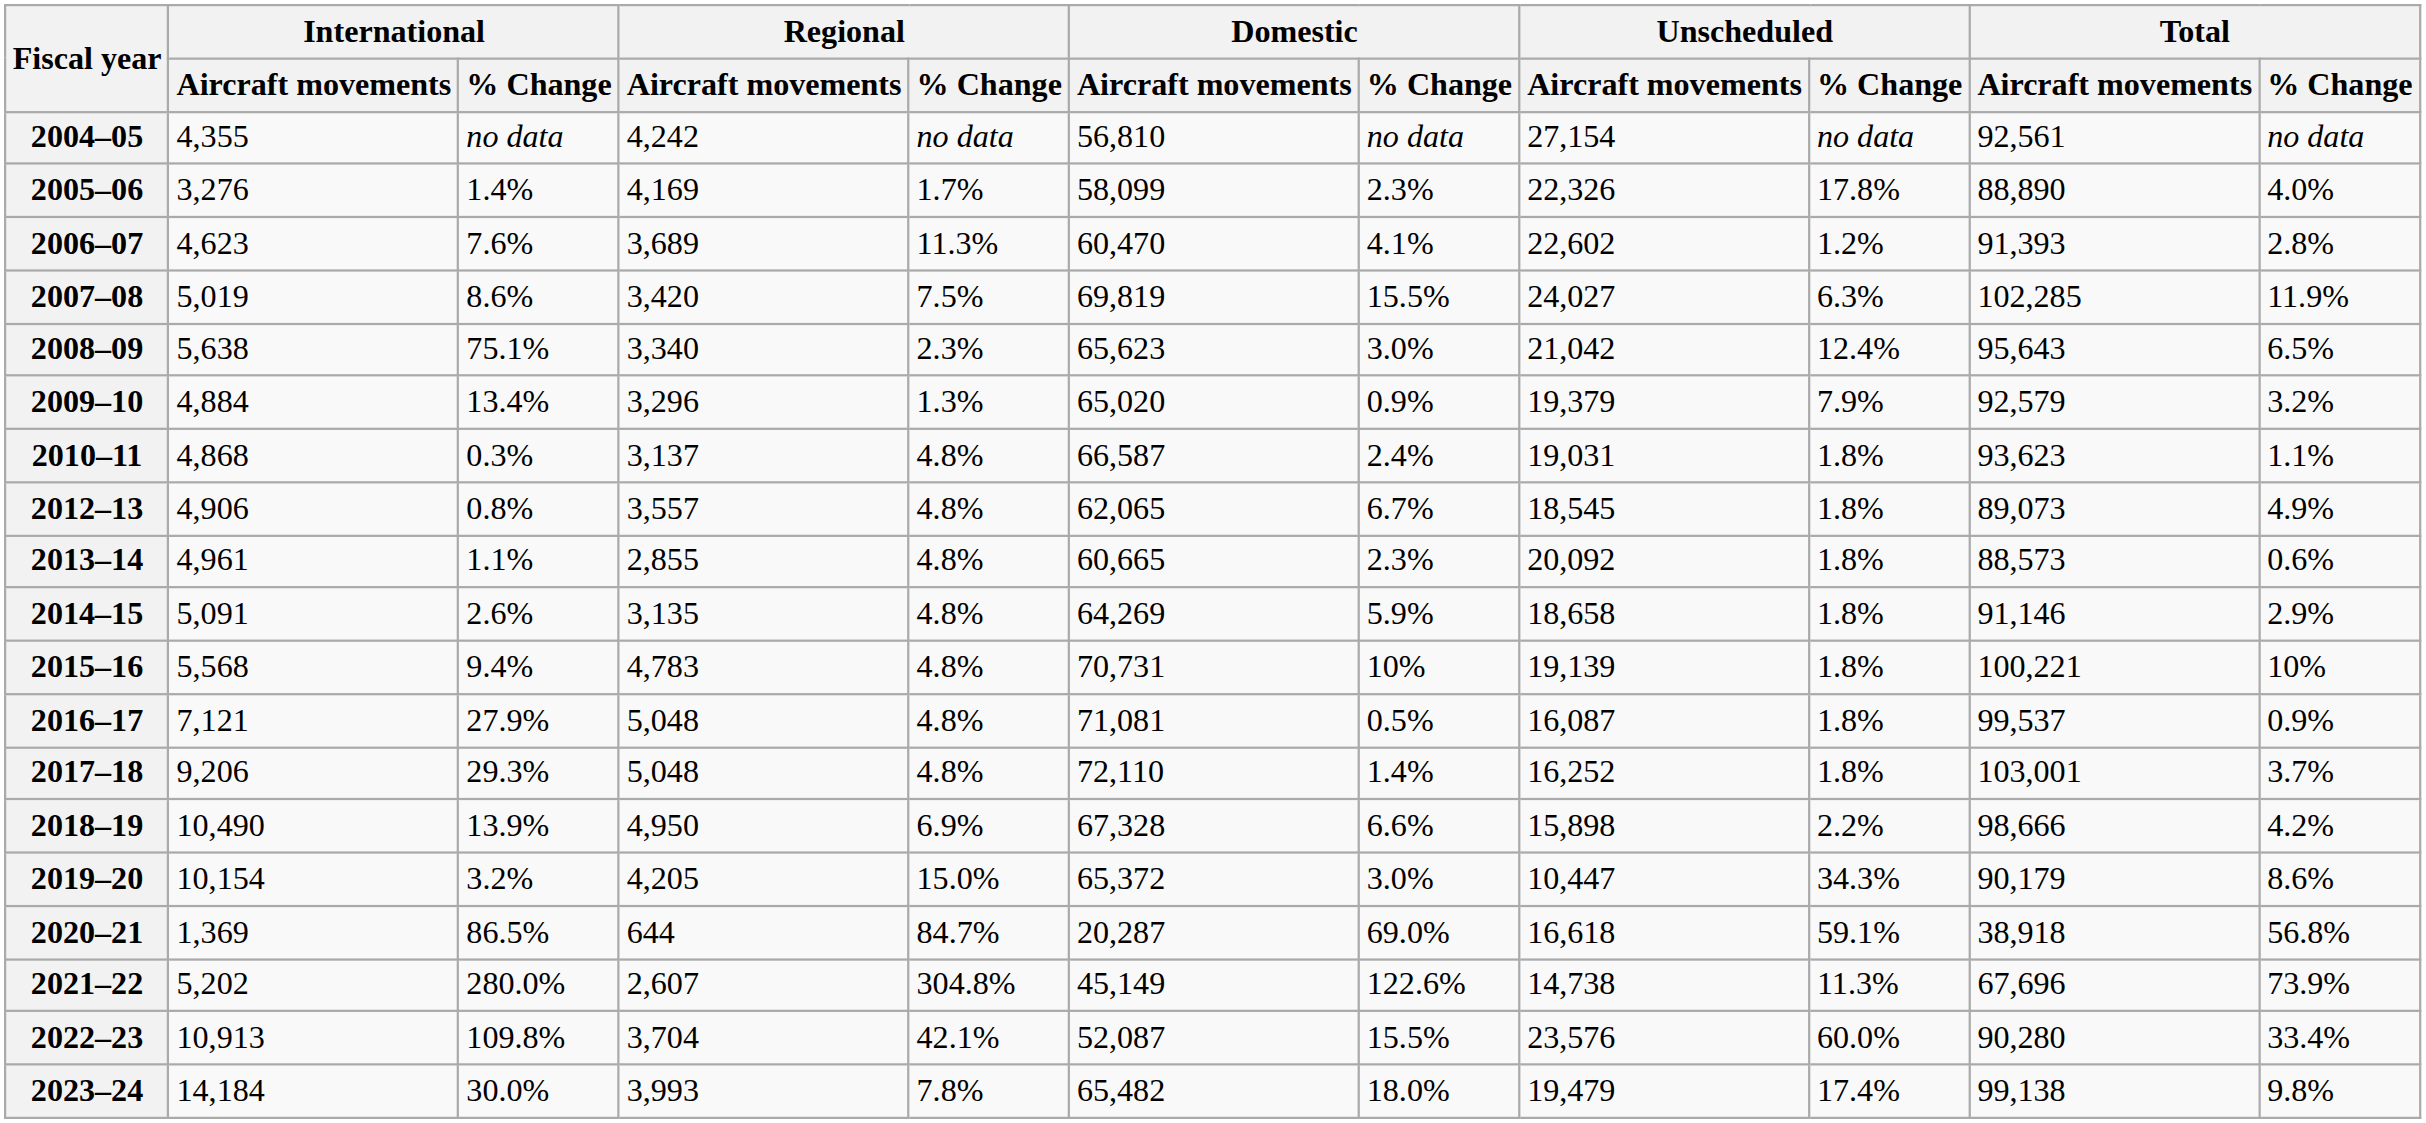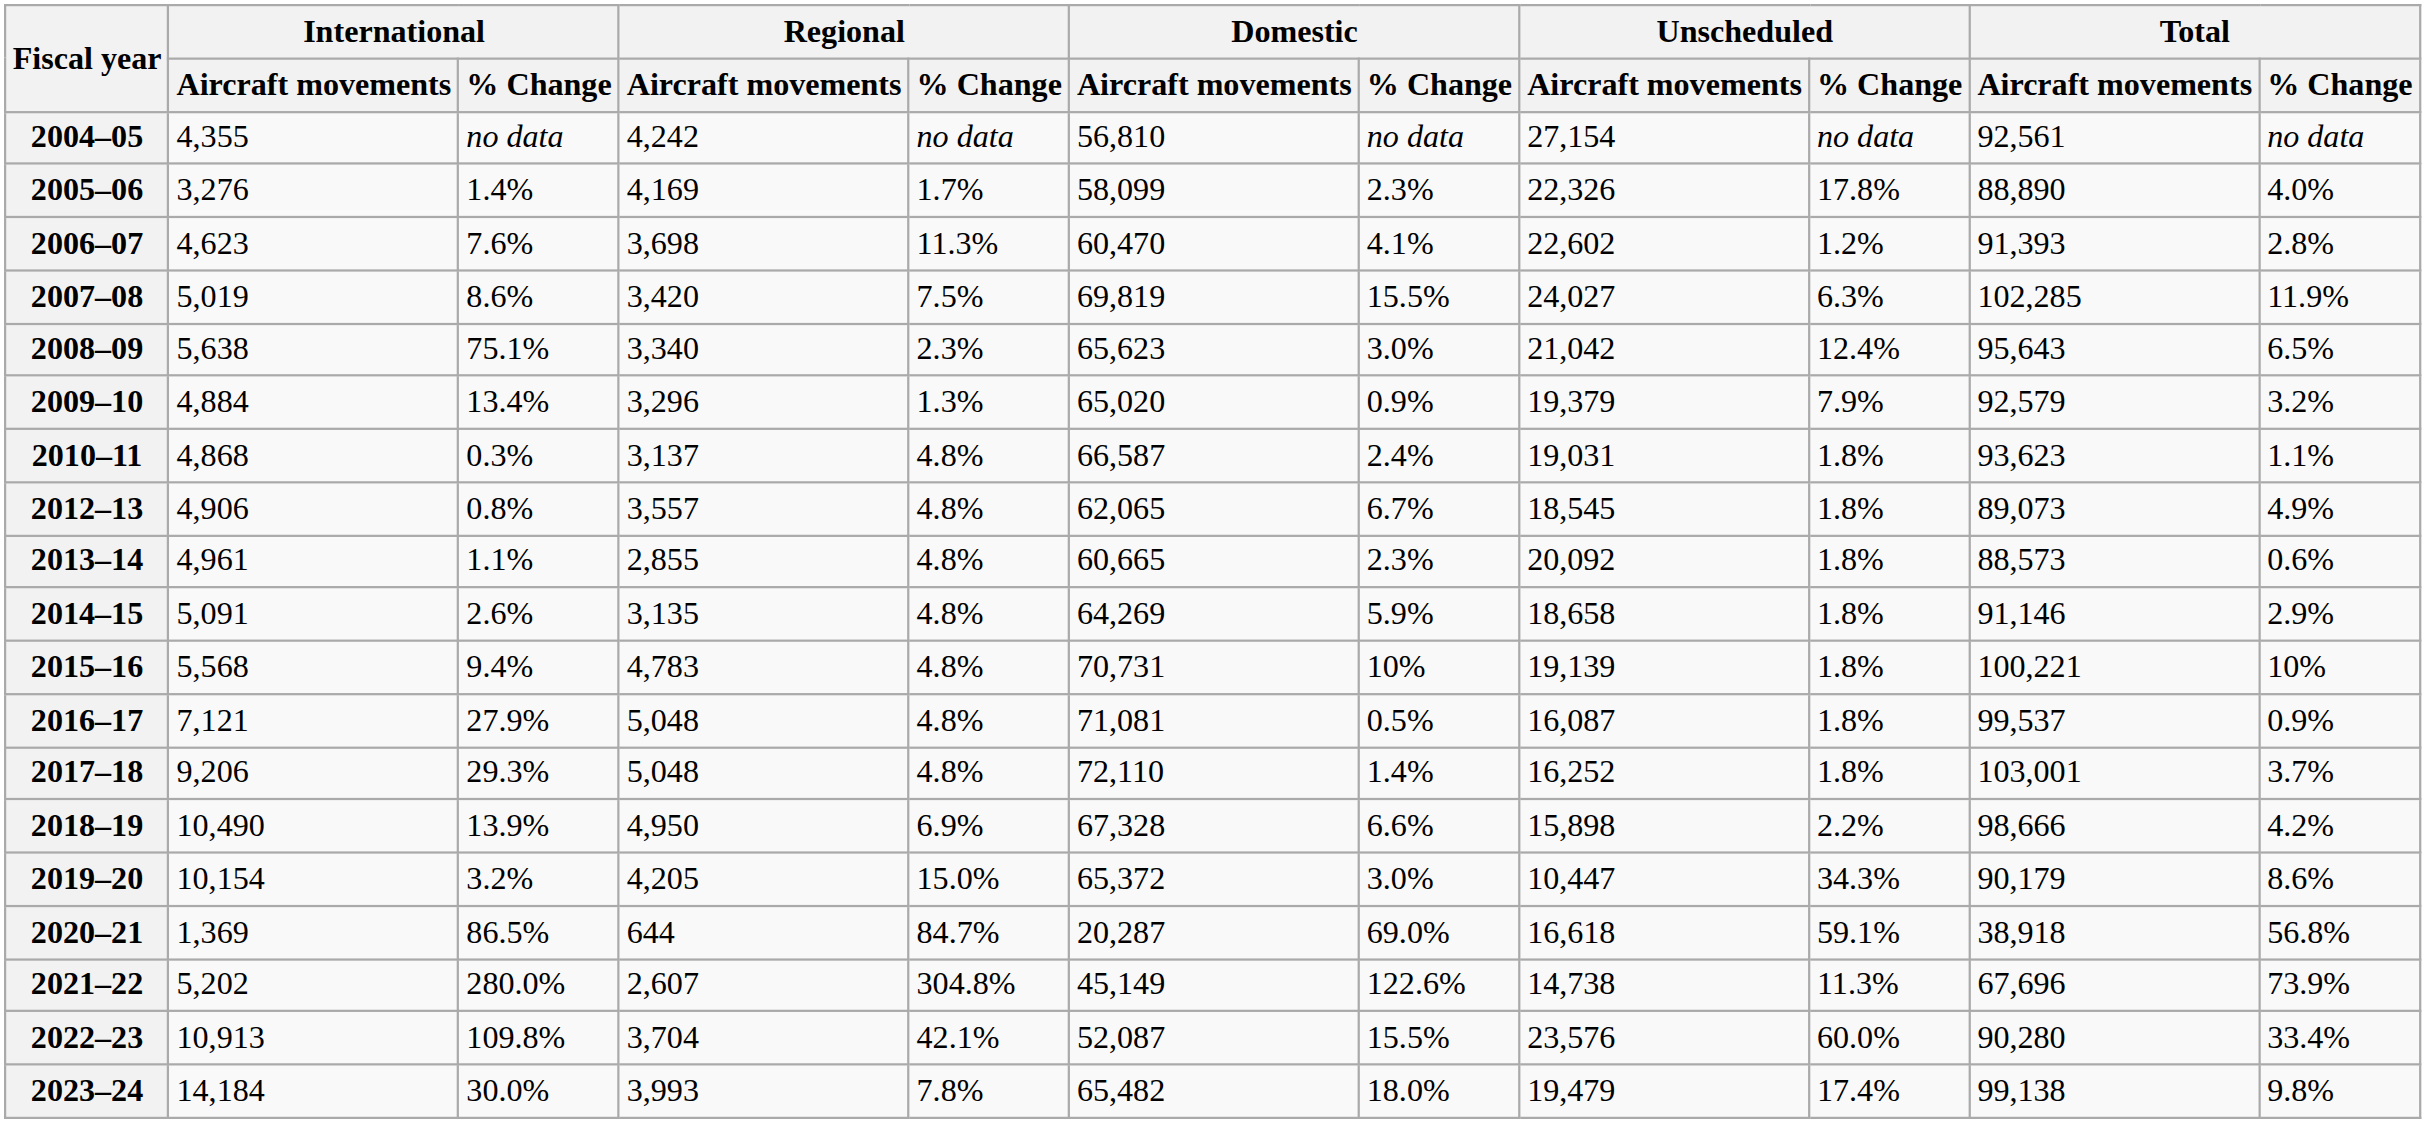(663, 243) 3,689 -> (663, 243) 3,698
